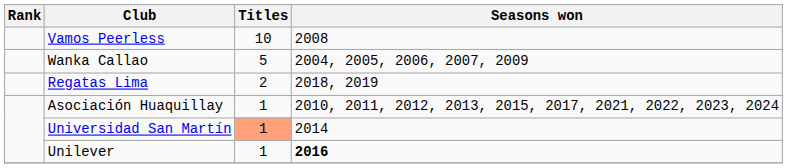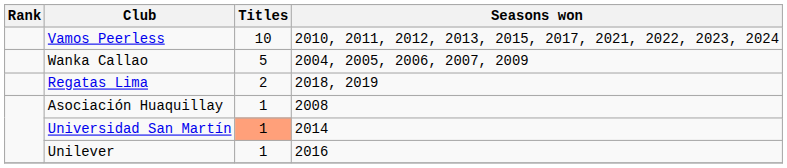(312, 39) 2008 -> (537, 39) 2010, 2011, 2012, 2013, 2015, 2017, 2021, 2022, 2023, 2024
(537, 107) 2010, 2011, 2012, 2013, 2015, 2017, 2021, 2022, 2023, 2024 -> (312, 107) 2008
(312, 152) bold -> (312, 152) normal
